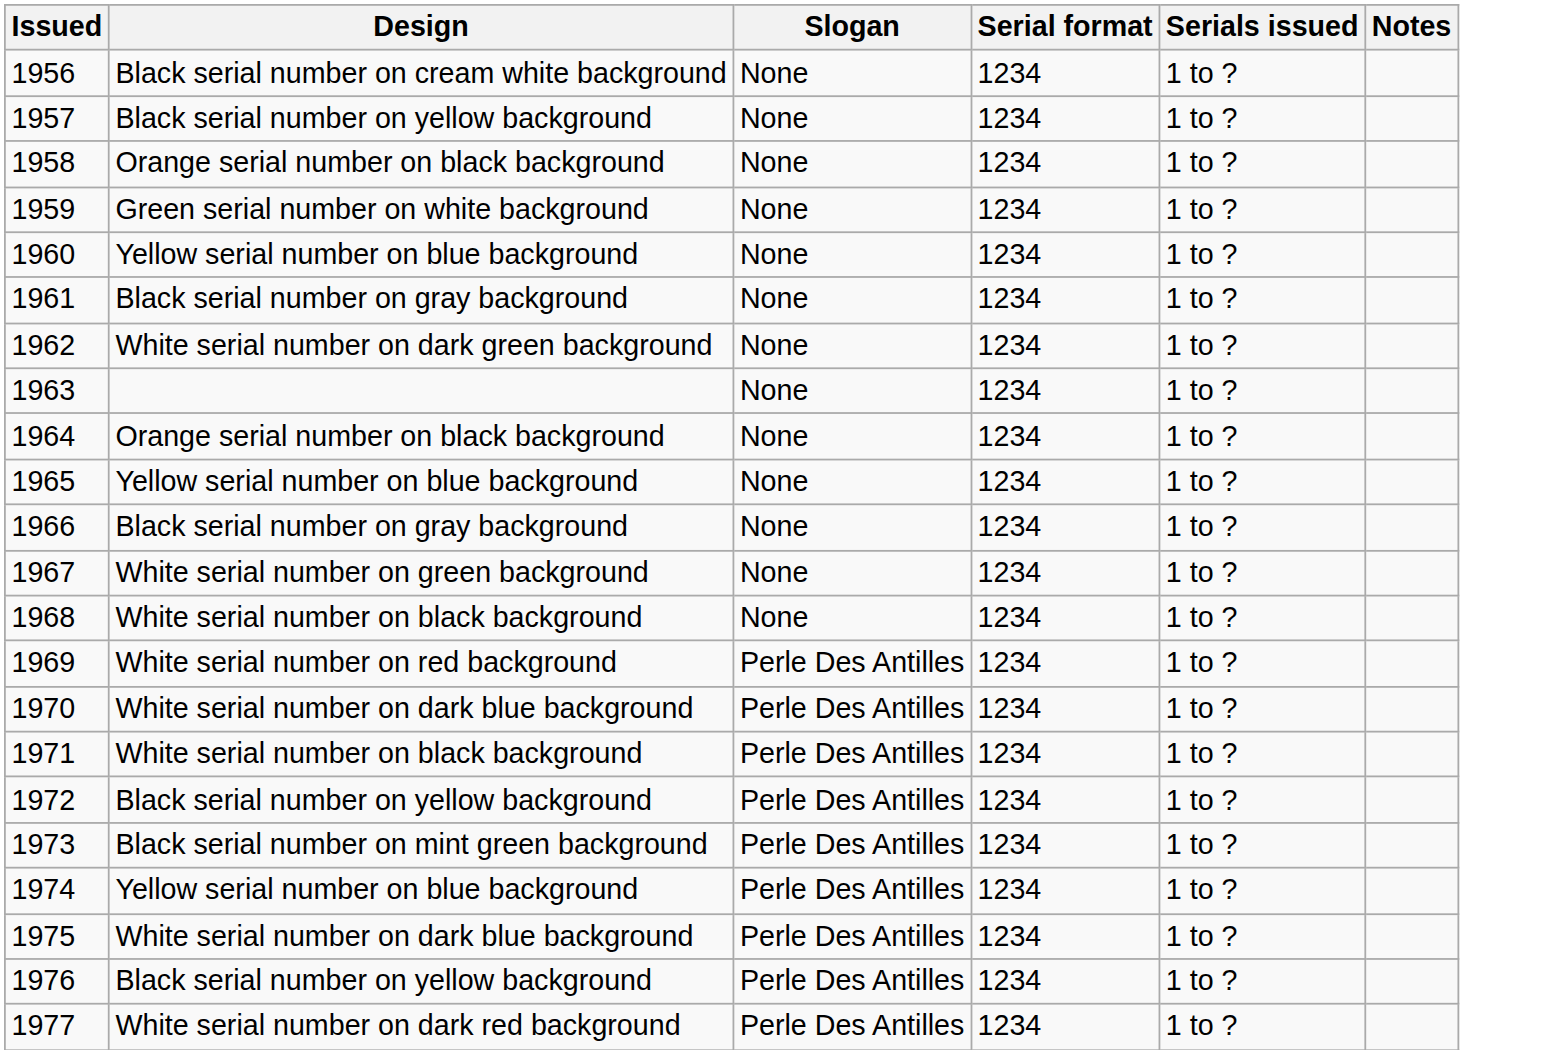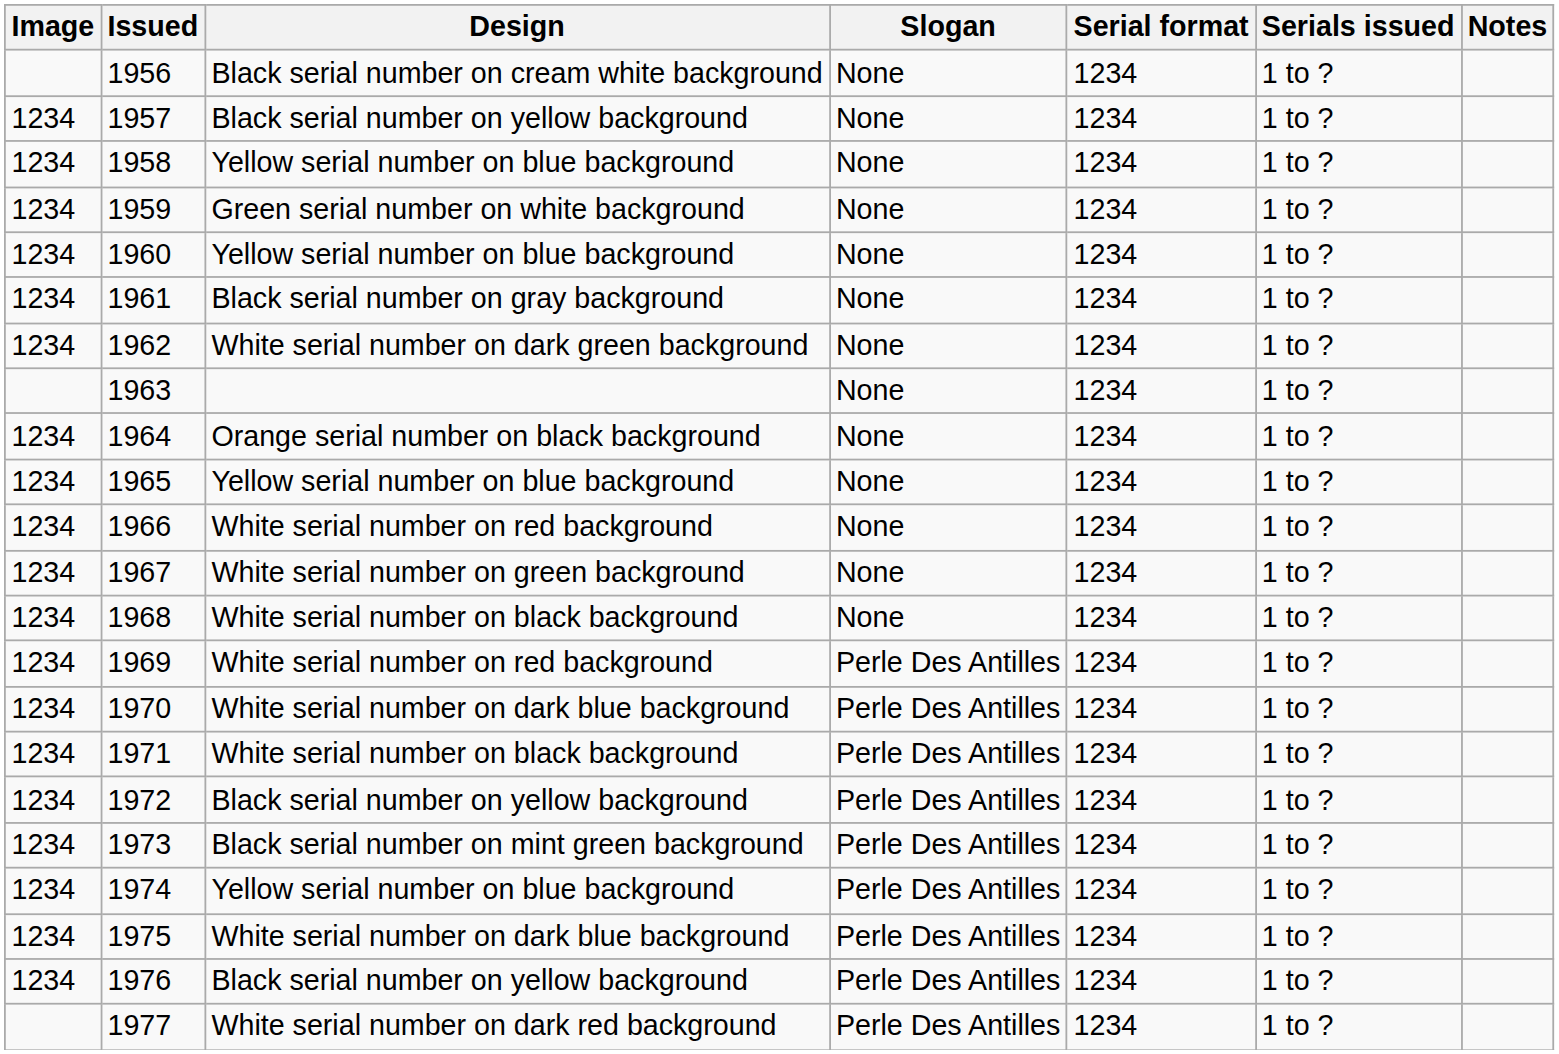+ column: (53, 27)
(390, 163) Orange serial number on black background -> (473, 163) Yellow serial number on blue background
(372, 526) Black serial number on gray background -> (462, 526) White serial number on red background
